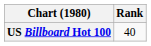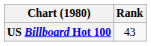(130, 31) 40 -> (130, 31) 43
